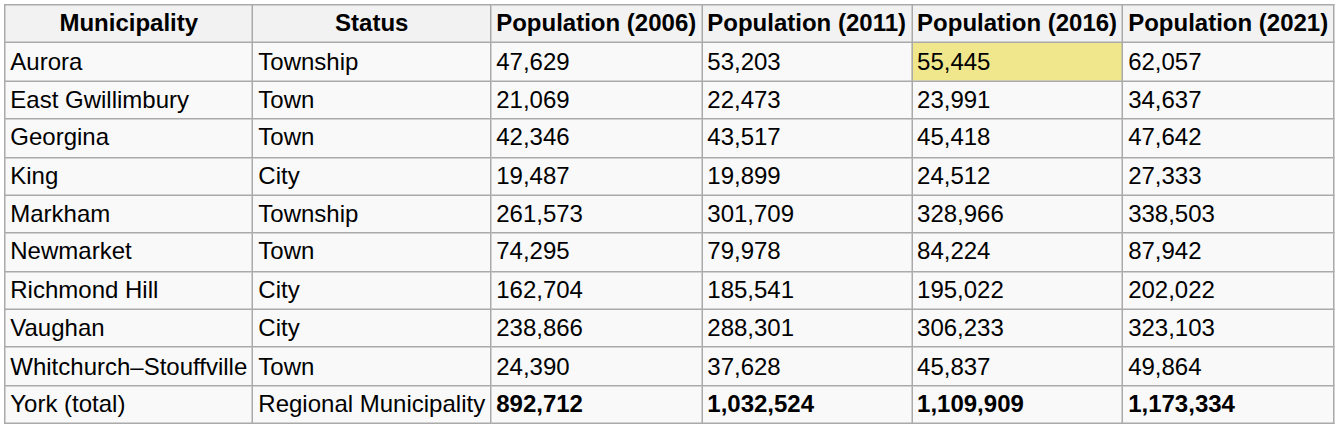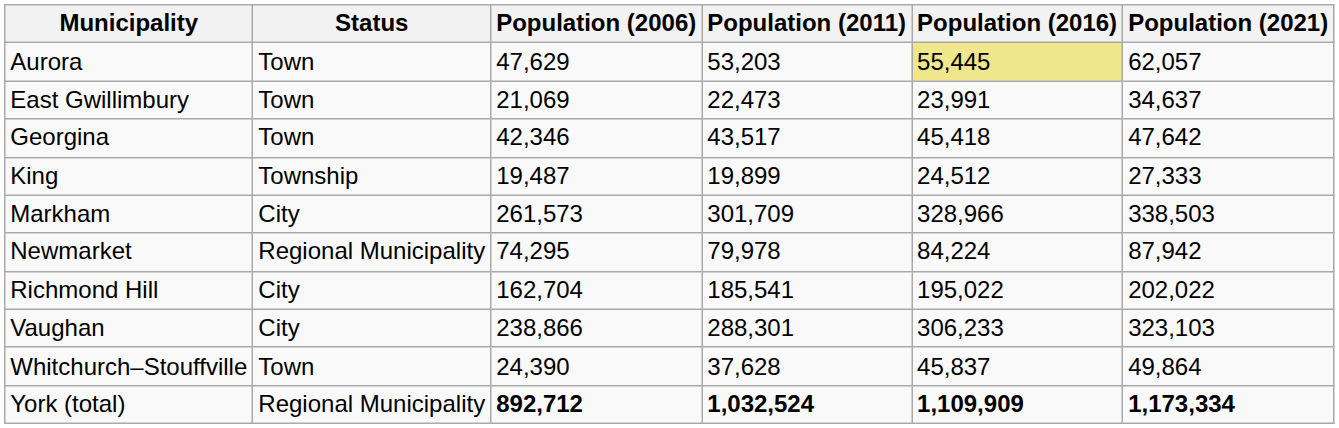(308, 61) Township -> (286, 61) Town
(279, 175) City -> (308, 175) Township
(308, 213) Township -> (279, 213) City
(286, 251) Town -> (372, 251) Regional Municipality
